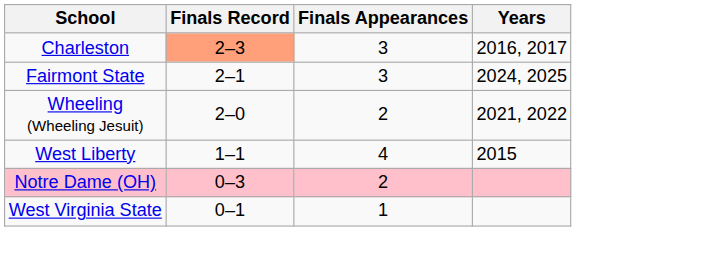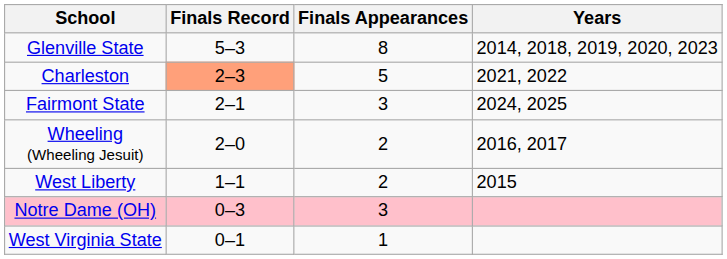+ row: (85, 47)
(383, 47) 3 -> (383, 76) 5
(522, 47) 2016, 2017 -> (522, 76) 2021, 2022
(522, 115) 2021, 2022 -> (522, 143) 2016, 2017
(383, 153) 4 -> (383, 182) 2
(383, 182) 2 -> (383, 211) 3
